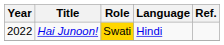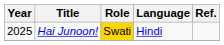(20, 31) 2022 -> (20, 31) 2025
